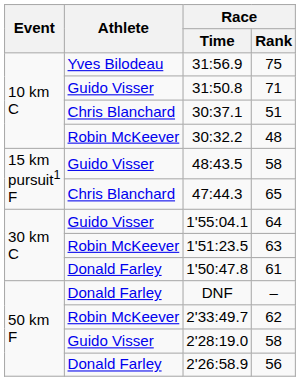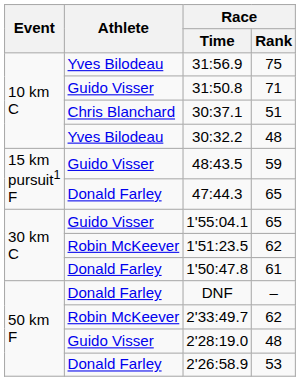(123, 136) Robin McKeever -> (115, 136) Yves Bilodeau
(274, 164) 58 -> (274, 164) 59
(121, 194) Chris Blanchard -> (115, 194) Donald Farley
(274, 222) 64 -> (274, 222) 65
(274, 246) 63 -> (274, 246) 62
(274, 341) 58 -> (274, 341) 48
(274, 365) 56 -> (274, 365) 53
